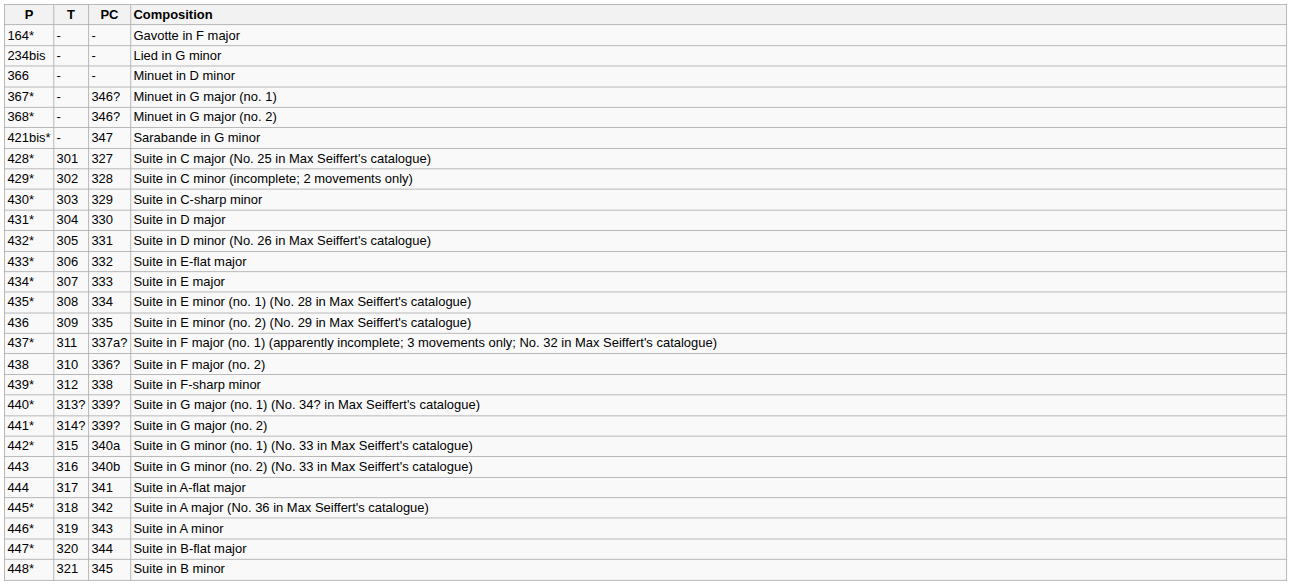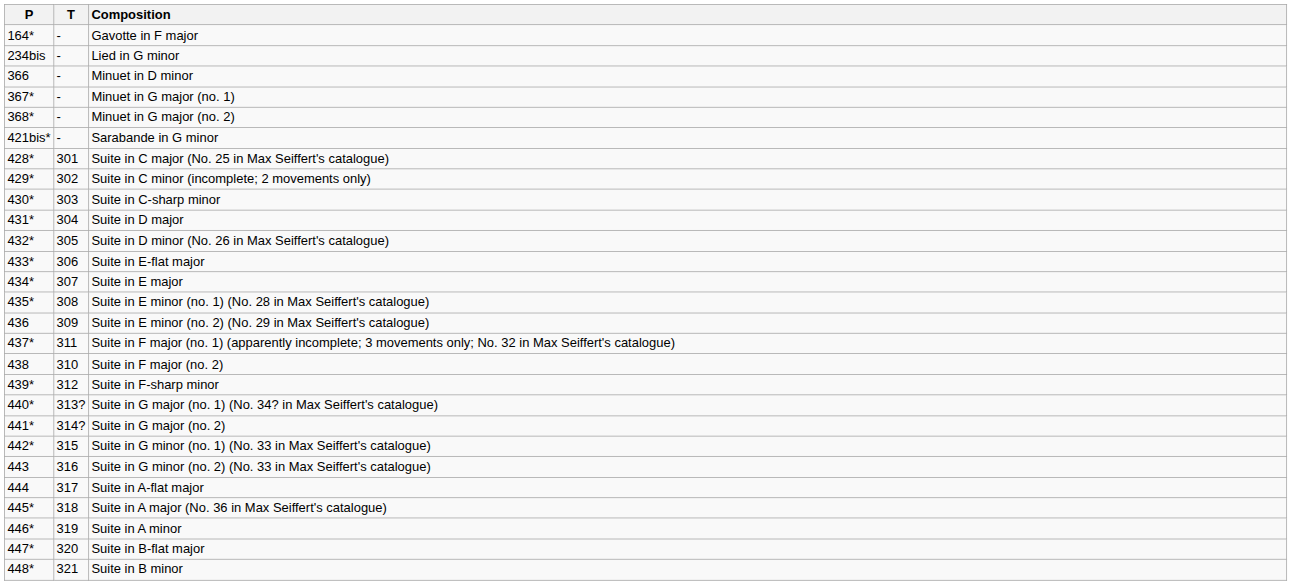- column: (109, 14)
